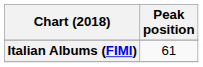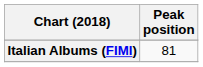(169, 51) 61 -> (169, 51) 81
